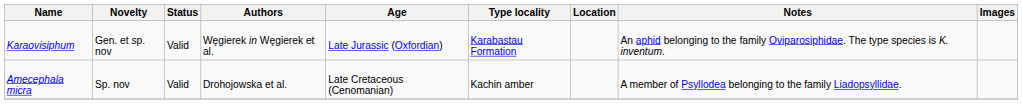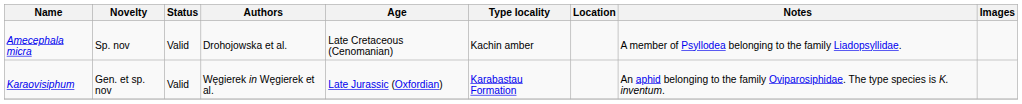rows swapped: (35, 85) <-> (41, 46)
